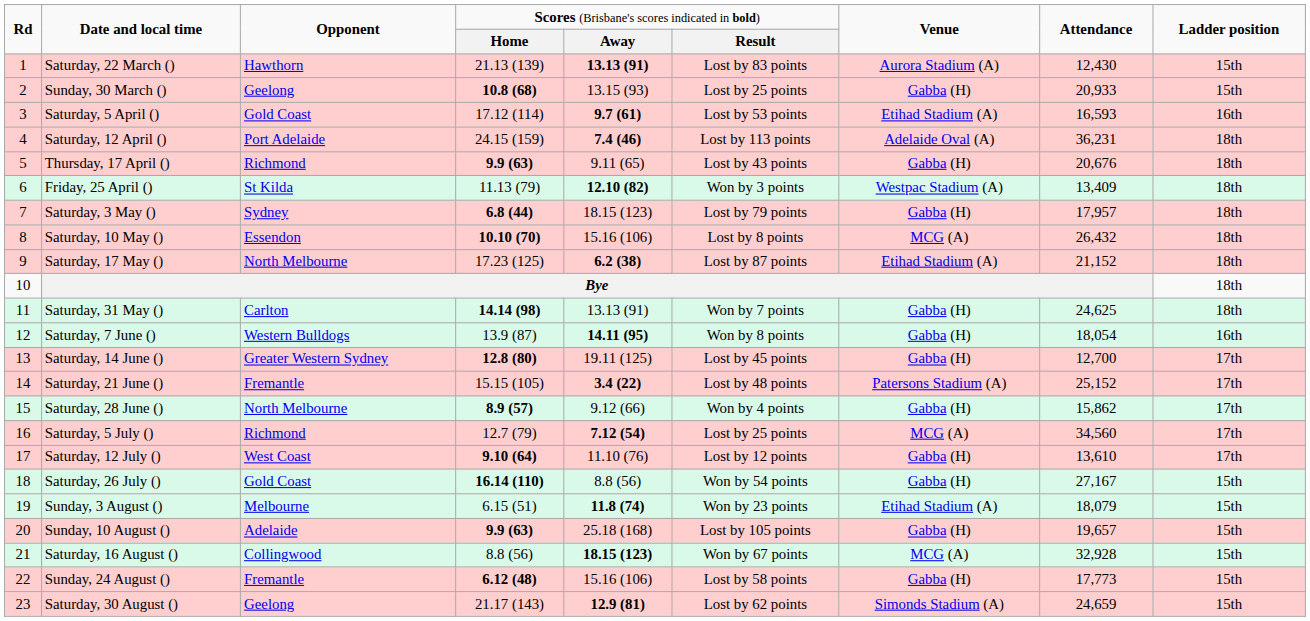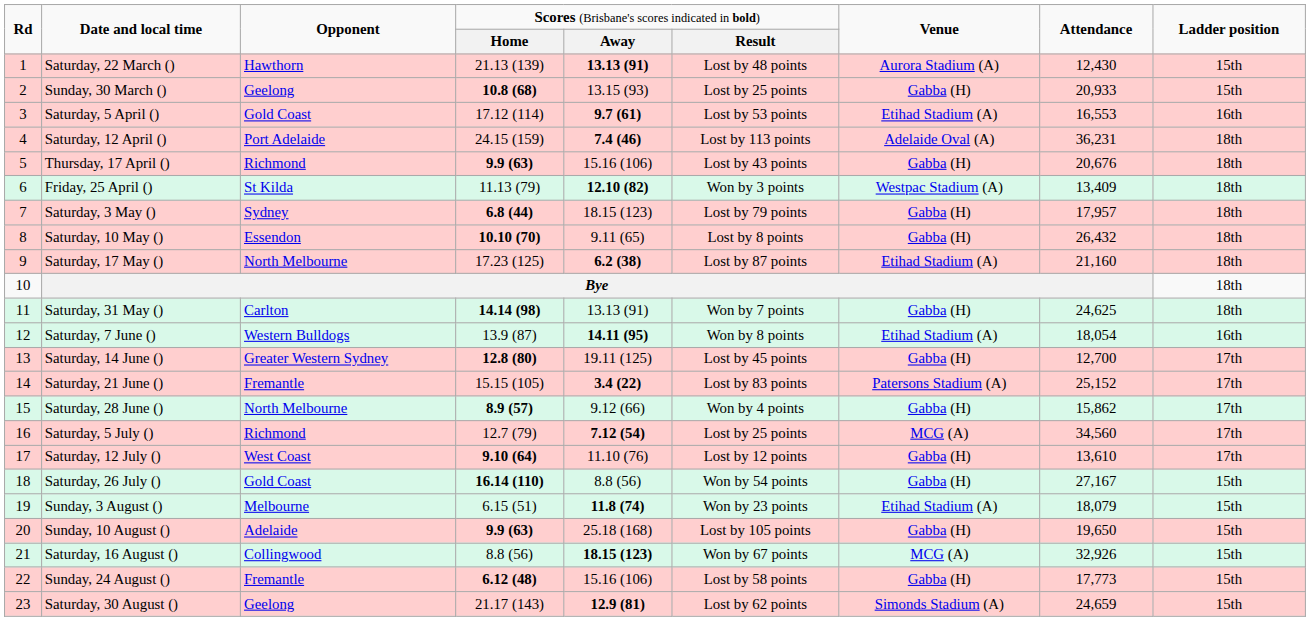(755, 66) Lost by 83 points -> (755, 66) Lost by 48 points
(1096, 114) 16,593 -> (1096, 114) 16,553
(618, 163) 9.11 (65) -> (618, 163) 15.16 (106)
(618, 237) 15.16 (106) -> (618, 237) 9.11 (65)
(939, 237) MCG (A) -> (939, 237) Gabba (H)
(1096, 261) 21,152 -> (1096, 261) 21,160
(939, 335) Gabba (H) -> (939, 335) Etihad Stadium (A)
(755, 384) Lost by 48 points -> (755, 384) Lost by 83 points
(1096, 530) 19,657 -> (1096, 530) 19,650
(1096, 555) 32,928 -> (1096, 555) 32,926
